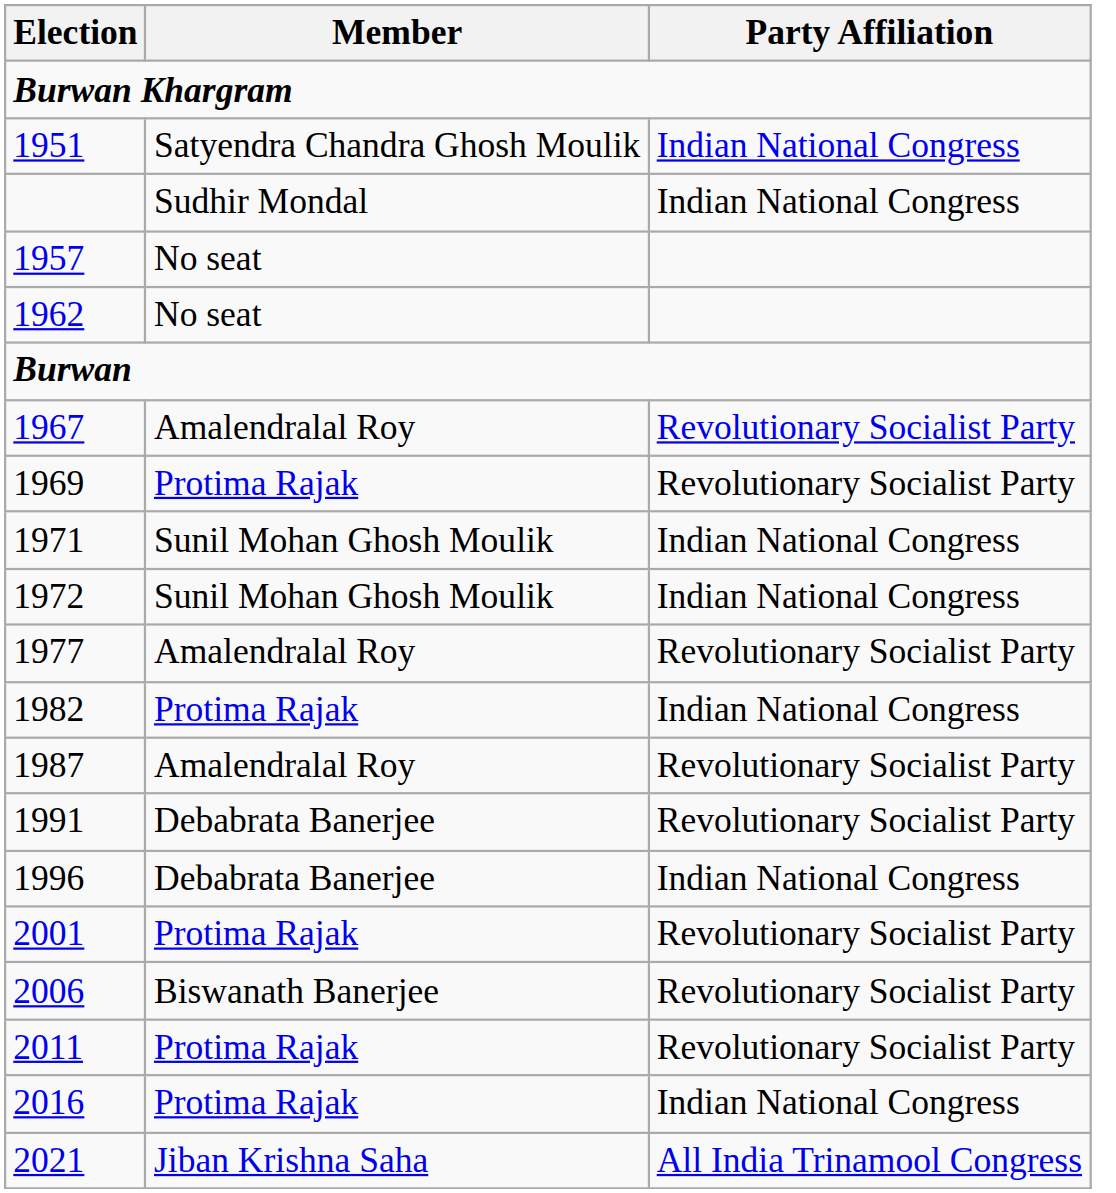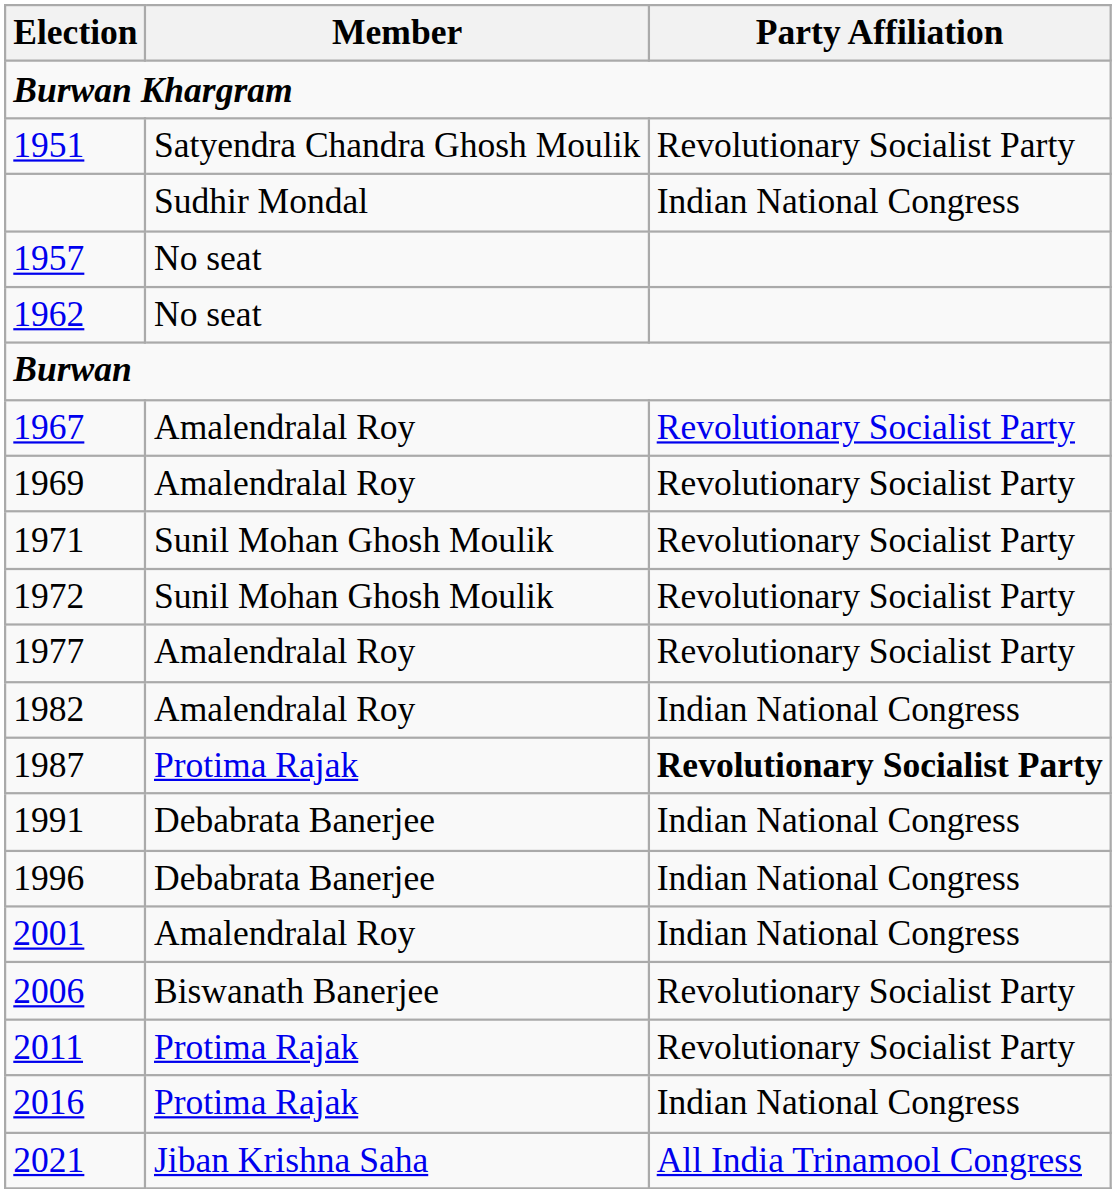(838, 145) Indian National Congress -> (866, 145) Revolutionary Socialist Party
(256, 483) Protima Rajak -> (285, 483) Amalendralal Roy
(838, 539) Indian National Congress -> (866, 539) Revolutionary Socialist Party
(838, 595) Indian National Congress -> (866, 595) Revolutionary Socialist Party
(256, 708) Protima Rajak -> (285, 708) Amalendralal Roy
(285, 764) Amalendralal Roy -> (256, 764) Protima Rajak
(866, 764) normal -> (880, 764) bold
(866, 821) Revolutionary Socialist Party -> (838, 821) Indian National Congress
(256, 933) Protima Rajak -> (285, 933) Amalendralal Roy
(866, 933) Revolutionary Socialist Party -> (838, 933) Indian National Congress
